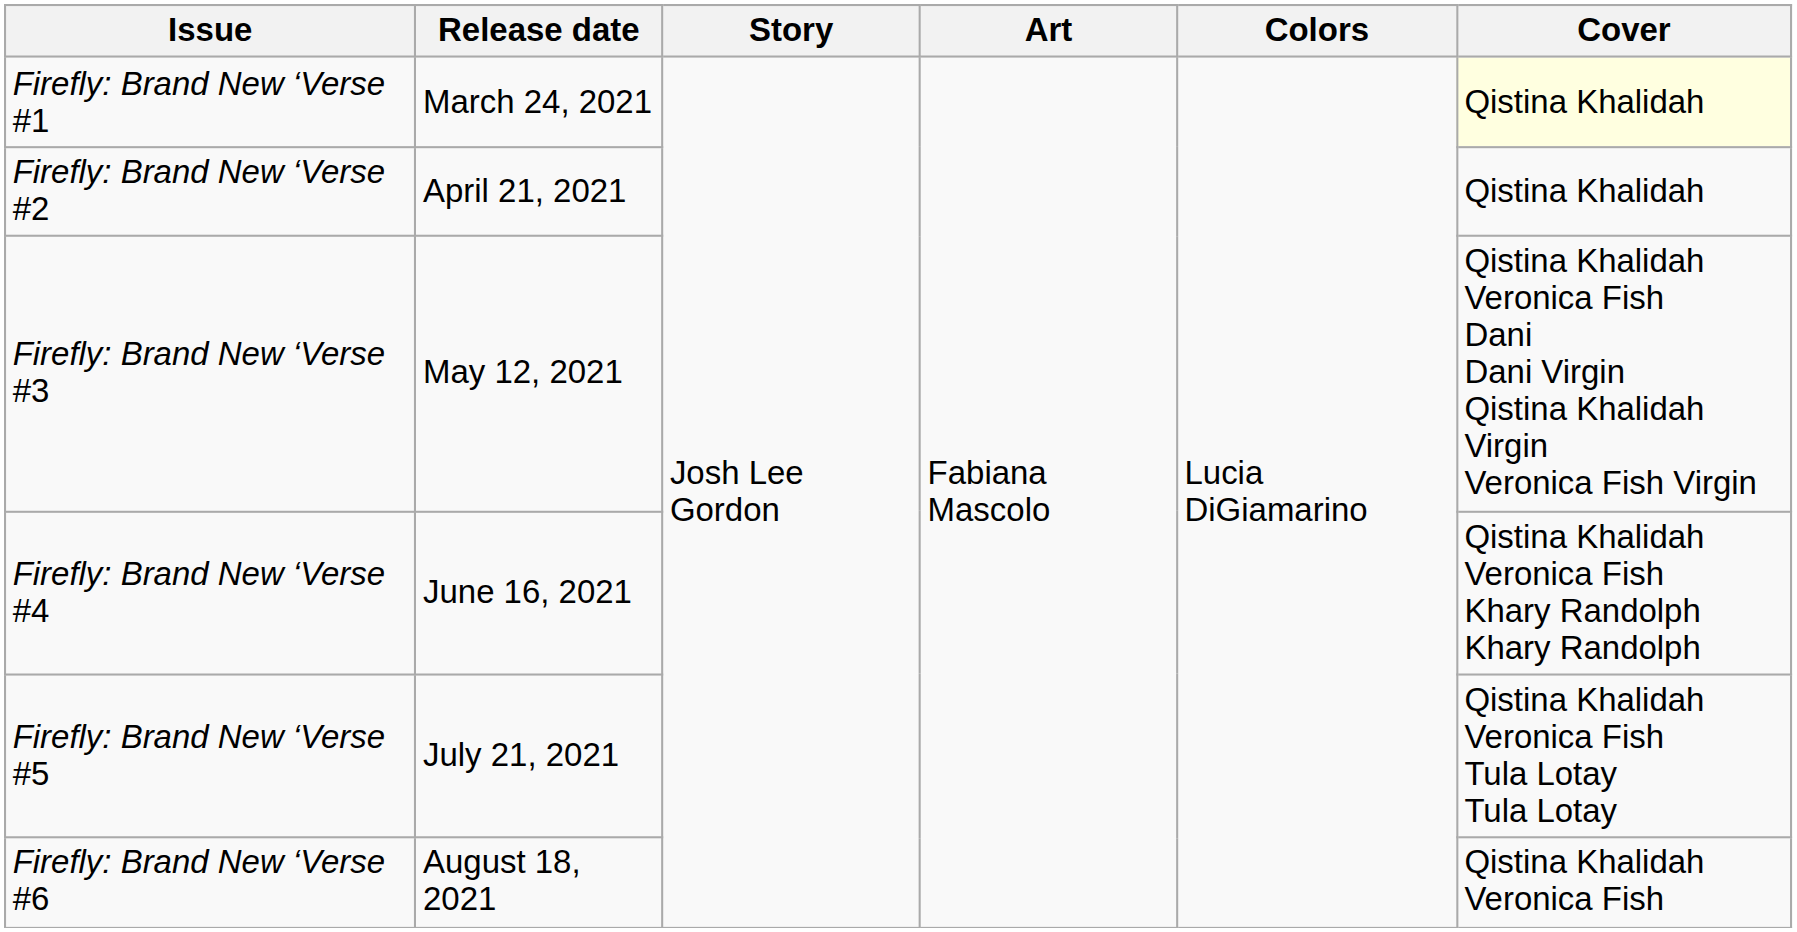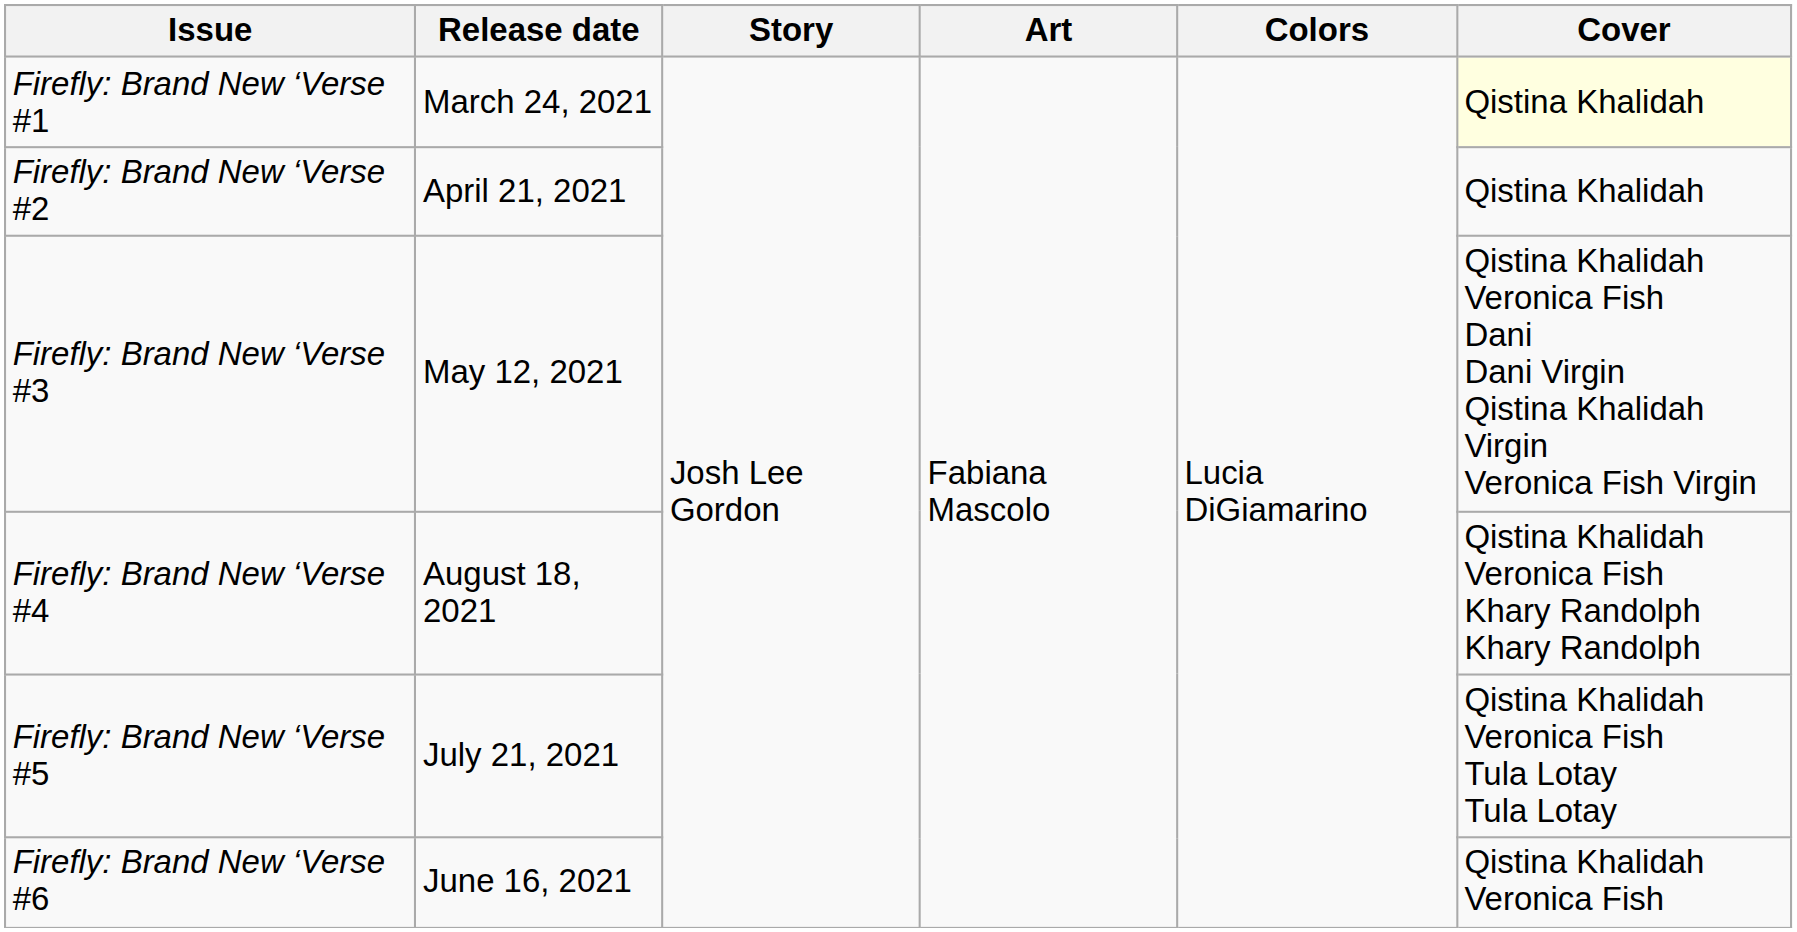(527, 591) June 16, 2021 -> (502, 591) August 18, 2021
(502, 881) August 18, 2021 -> (527, 881) June 16, 2021
